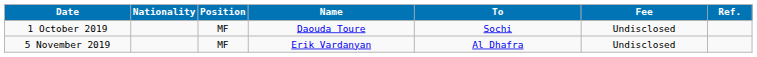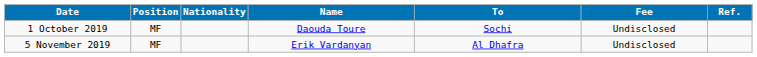columns swapped: (223, 12) <-> (164, 12)
